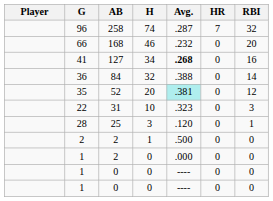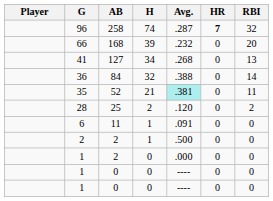(218, 28) normal -> (218, 28) bold
(150, 44) 46 -> (150, 44) 39
(184, 60) bold -> (184, 60) normal
(252, 60) 16 -> (252, 60) 13
(150, 92) 20 -> (150, 92) 21
(252, 92) 12 -> (252, 92) 11
- row: (82, 108)
(150, 124) 3 -> (150, 108) 2
(252, 124) 1 -> (252, 108) 2
+ row: (82, 124)
